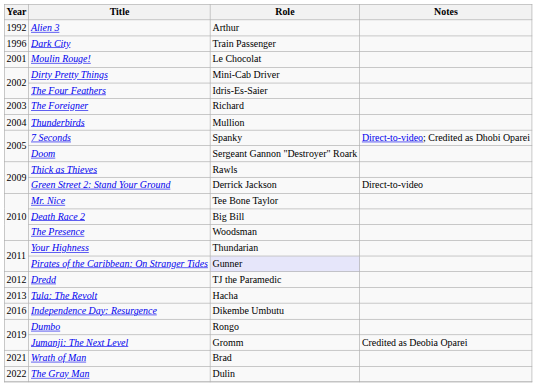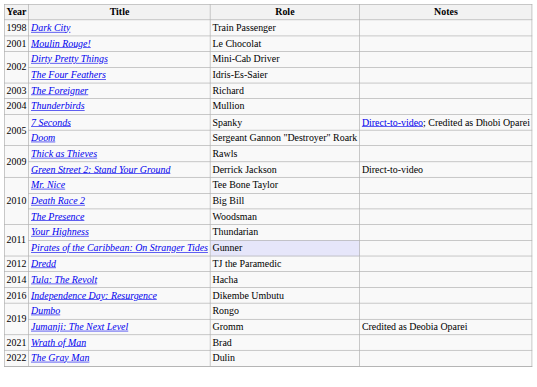- row: (45, 28)
(17, 43) 1996 -> (17, 28) 1998
(17, 295) 2013 -> (17, 279) 2014
